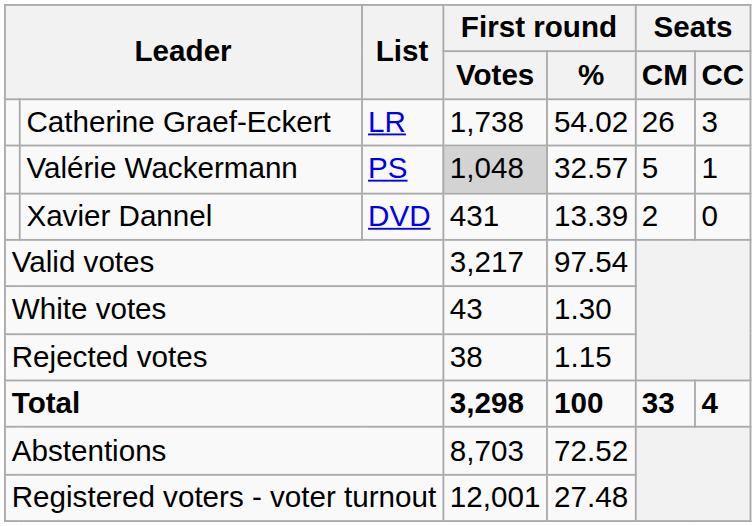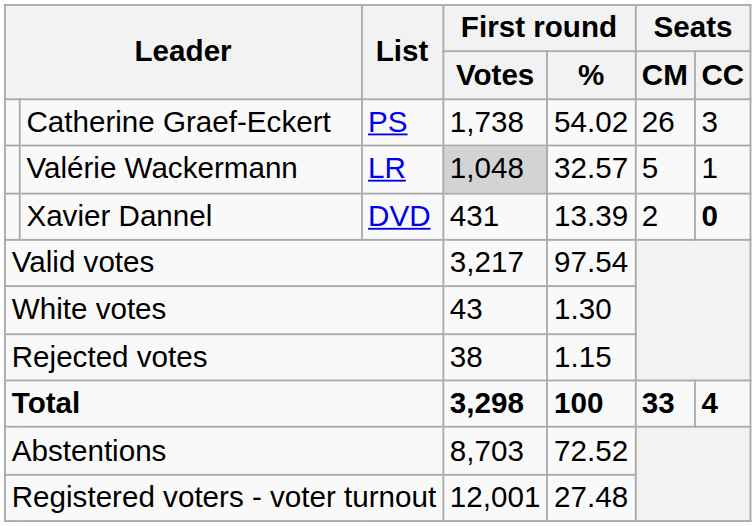(387, 121) LR -> (388, 121) PS
(388, 168) PS -> (387, 168) LR
(710, 215) normal -> (710, 215) bold
